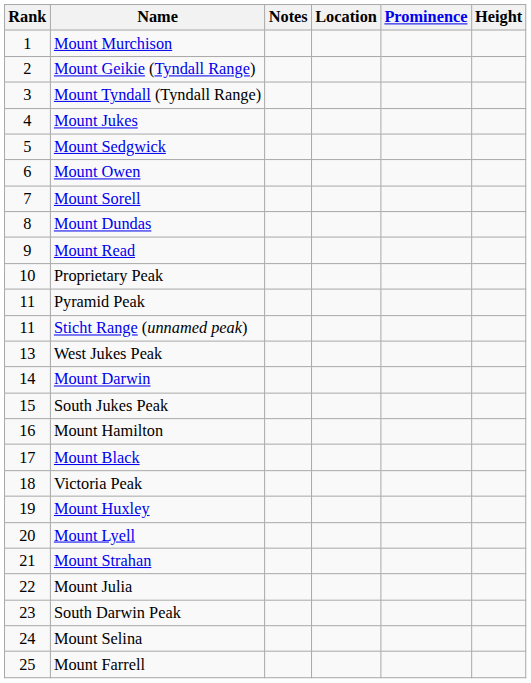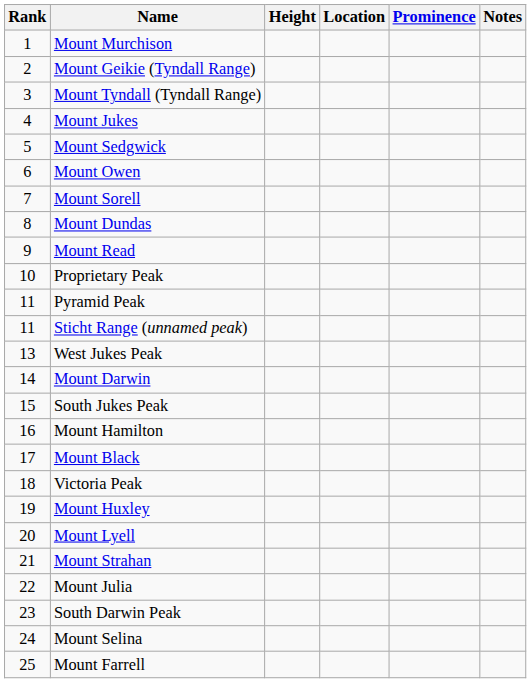columns swapped: (499, 17) <-> (288, 17)
